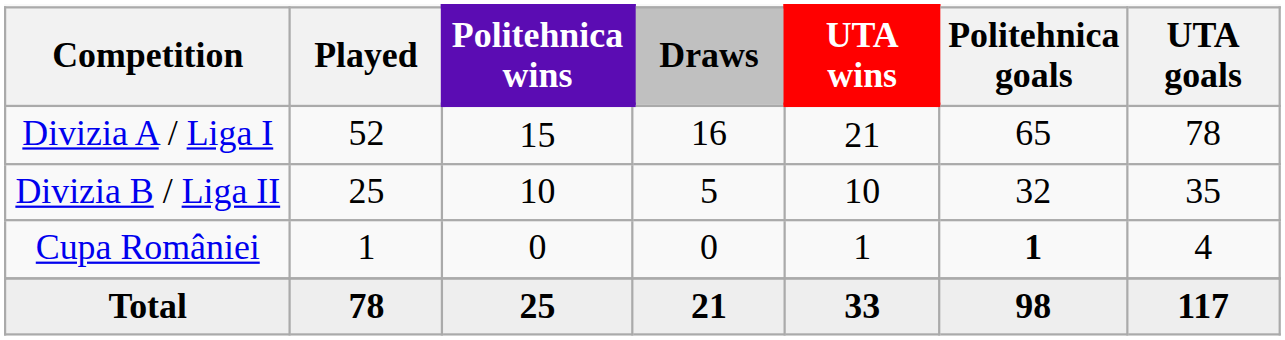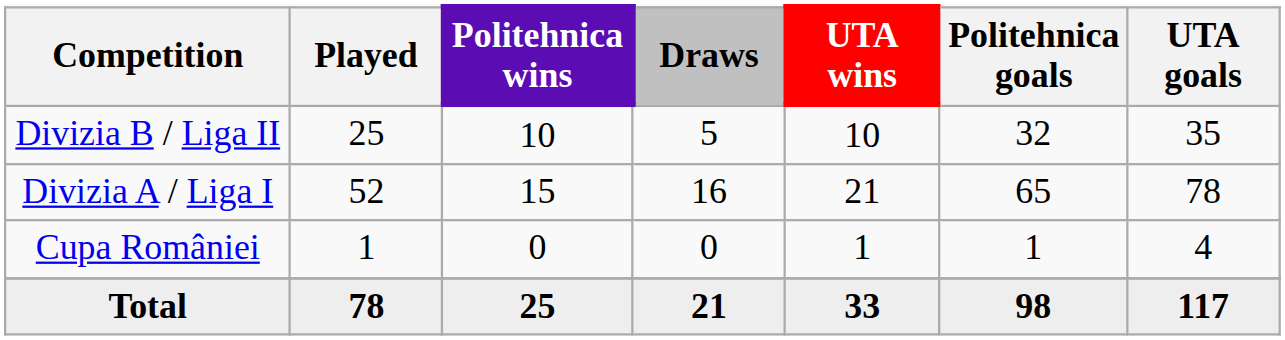rows swapped: (148, 134) <-> (148, 191)
(1033, 248) bold -> (1033, 248) normal
